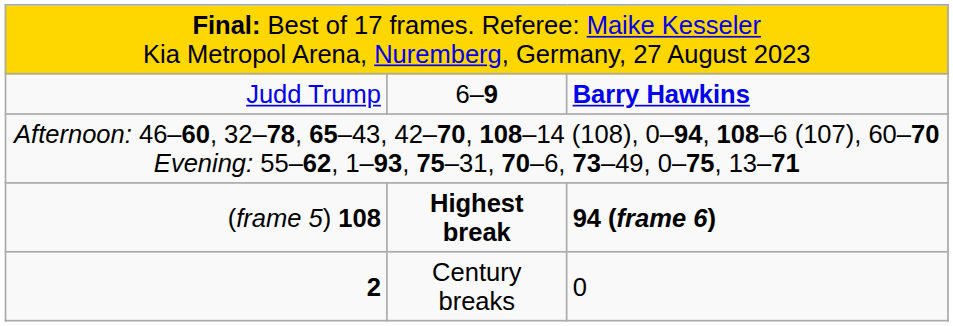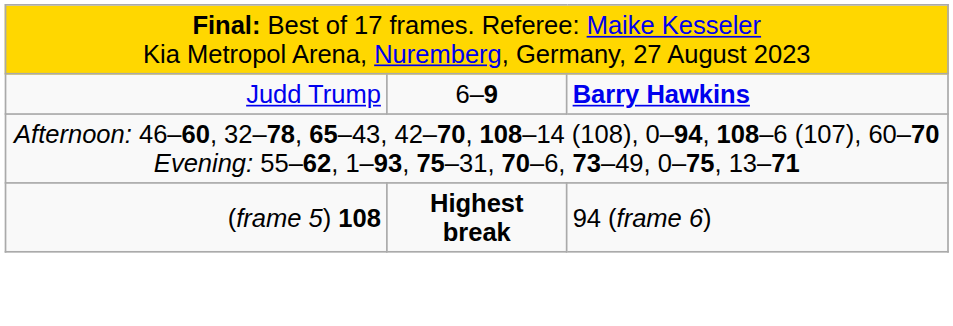(644, 218) bold -> (642, 218) normal
- row: (374, 287)
